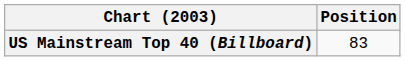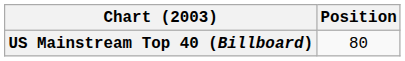(359, 43) 83 -> (359, 43) 80
